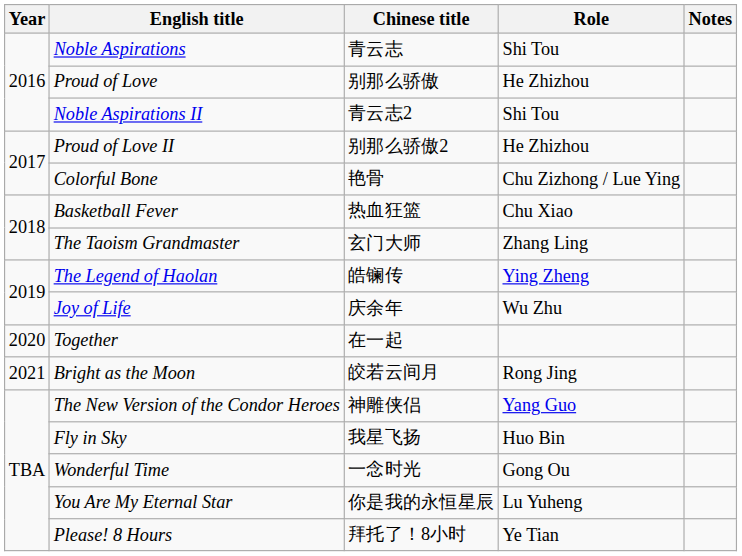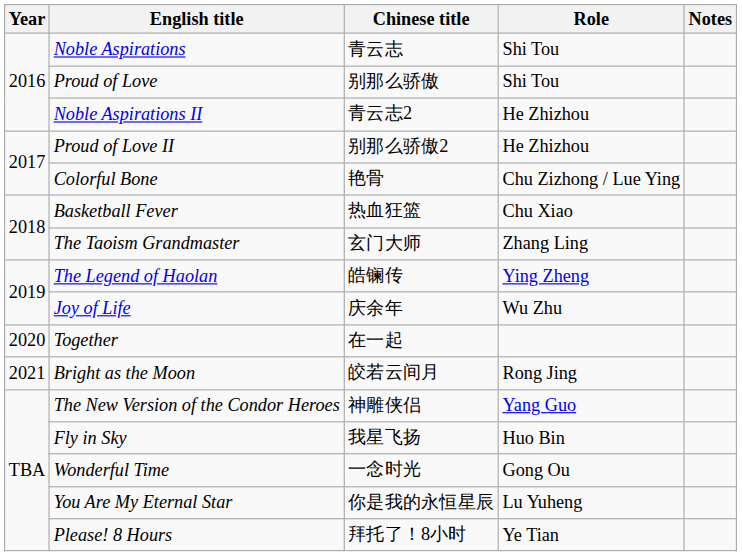(546, 81) He Zhizhou -> (531, 81) Shi Tou
(531, 114) Shi Tou -> (546, 114) He Zhizhou
